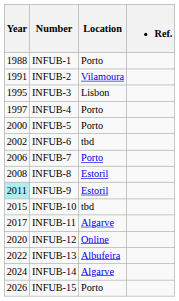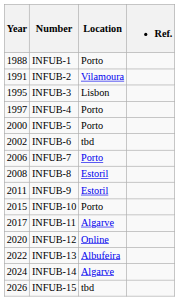(17, 190) paleturquoise background -> (17, 190) no background
(88, 207) tbd -> (92, 207) Porto
(92, 288) Porto -> (88, 288) tbd
